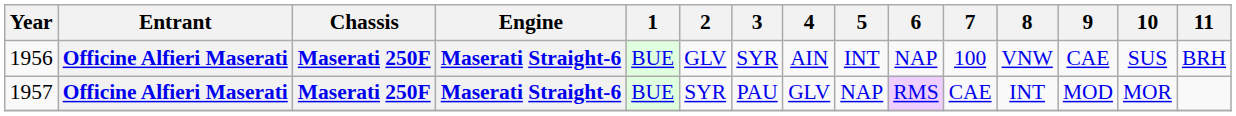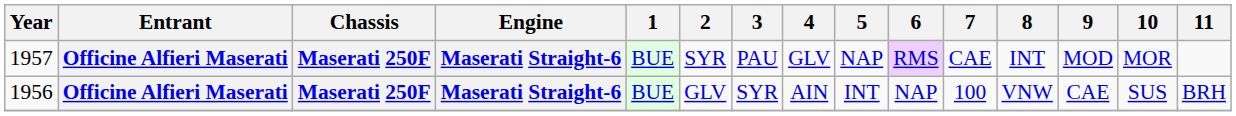rows swapped: (31, 57) <-> (31, 93)
